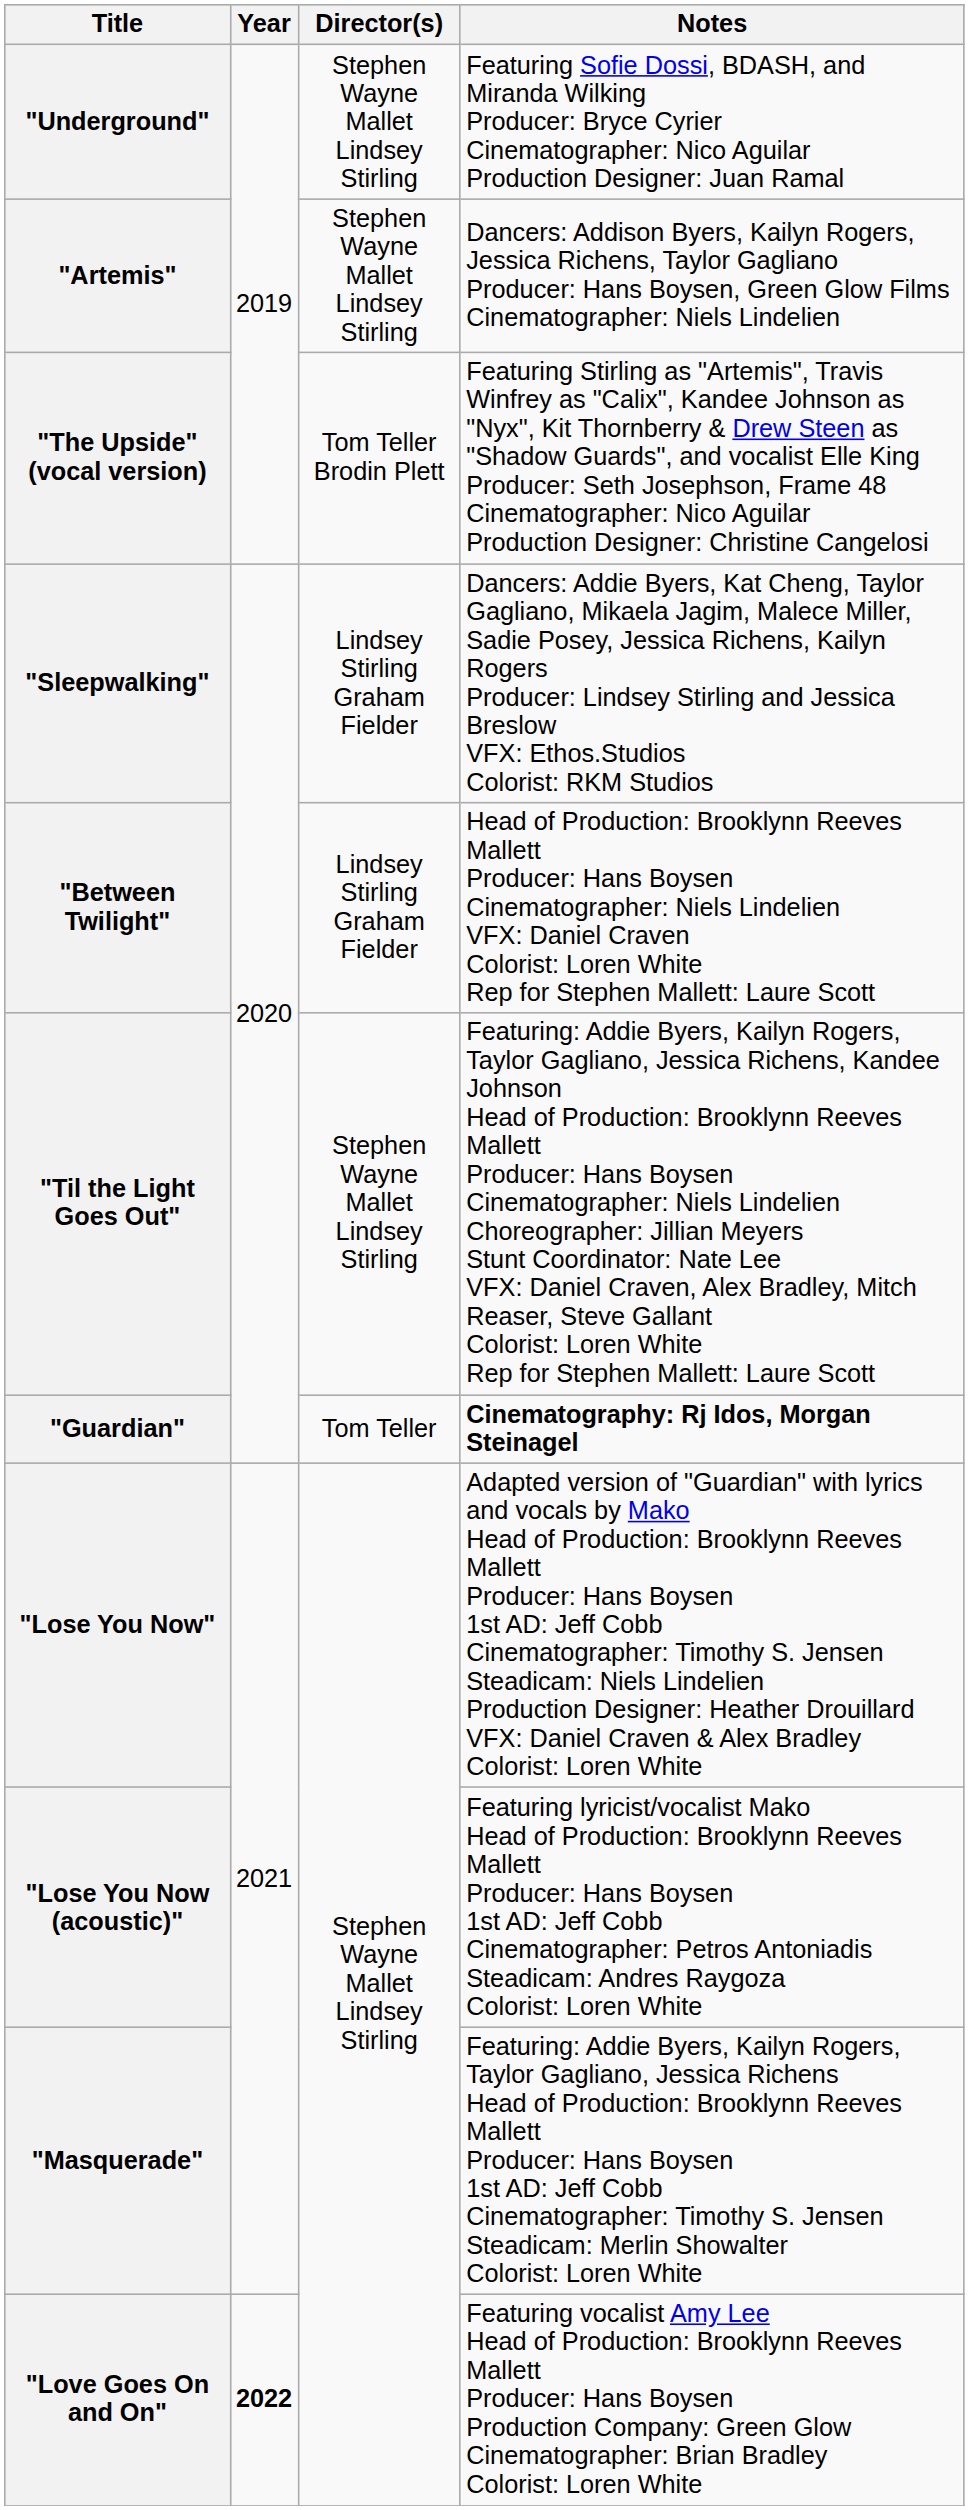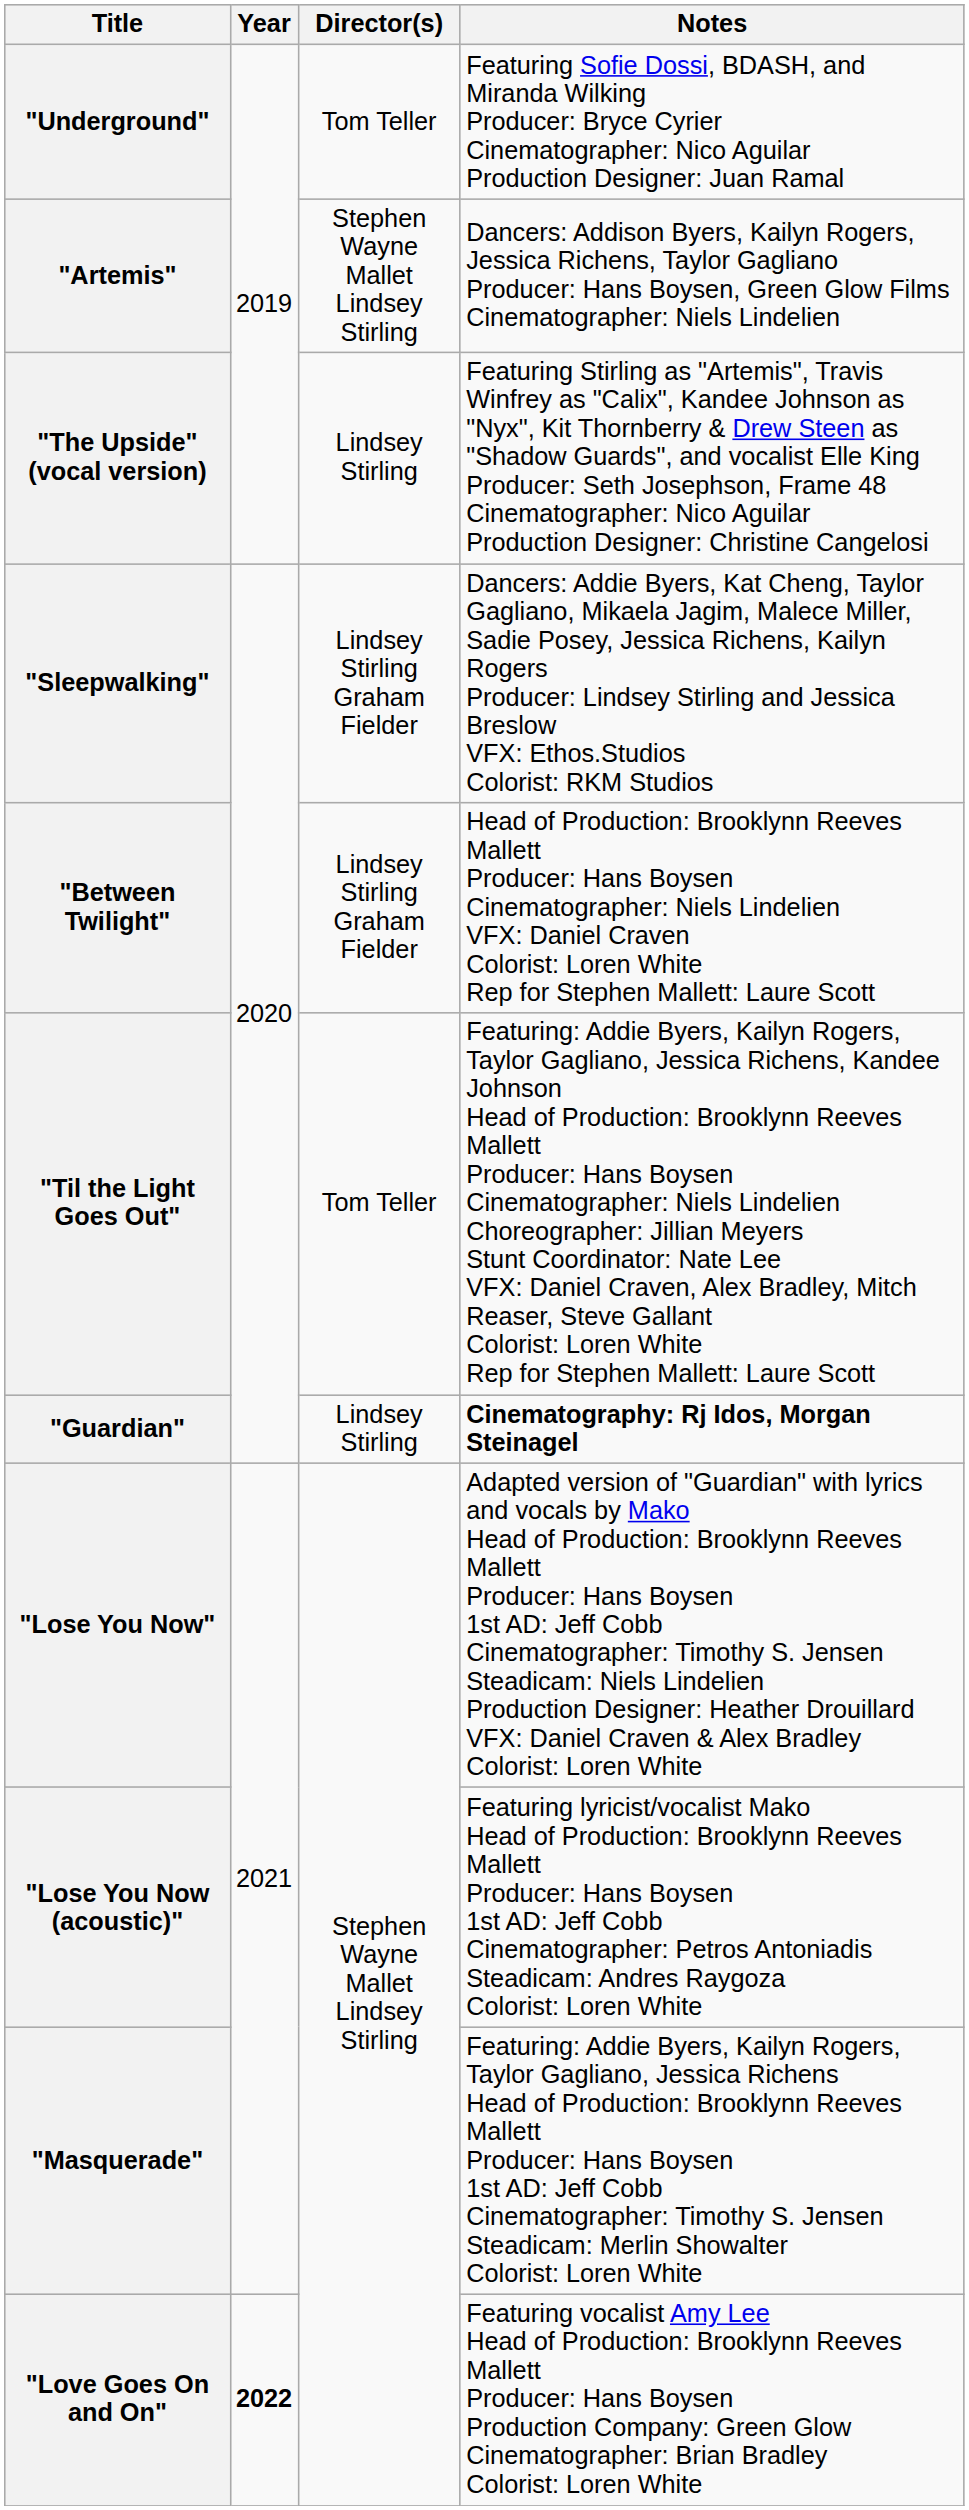(379, 121) Stephen Wayne Mallet Lindsey Stirling -> (379, 121) Tom Teller
(379, 457) Tom Teller Brodin Plett -> (379, 457) Lindsey Stirling
(379, 1203) Stephen Wayne Mallet Lindsey Stirling -> (379, 1203) Tom Teller
(379, 1428) Tom Teller -> (379, 1428) Lindsey Stirling
